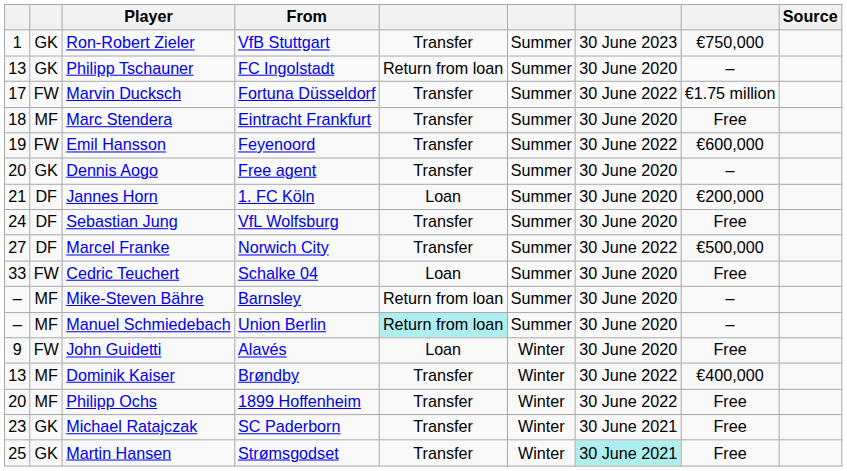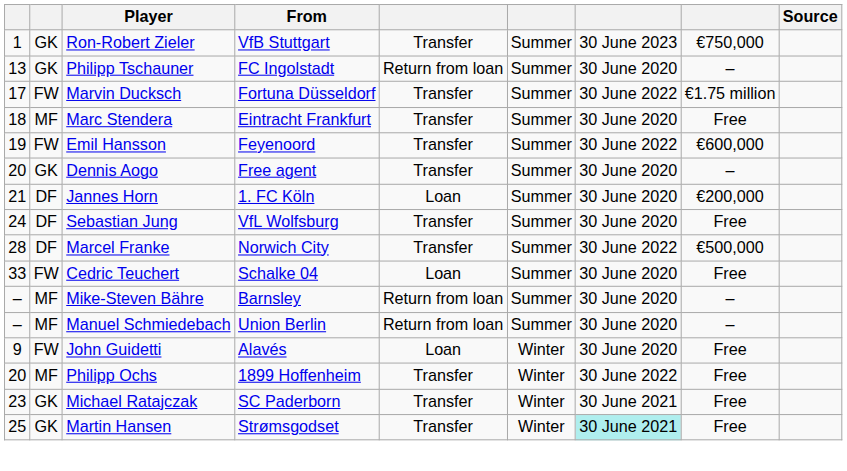(17, 247) 27 -> (17, 247) 28
(443, 324) paleturquoise background -> (443, 324) no background
- row: (121, 376)
